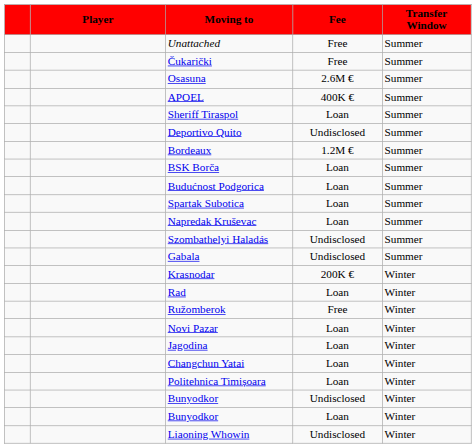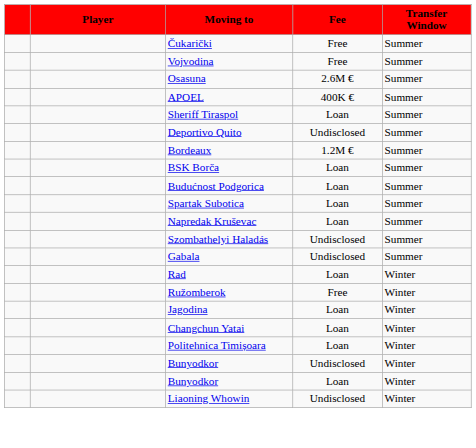- row: (194, 43)
+ row: (191, 61)
- row: (191, 274)
- row: (193, 327)
